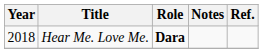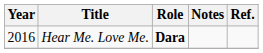(21, 37) 2018 -> (21, 37) 2016
